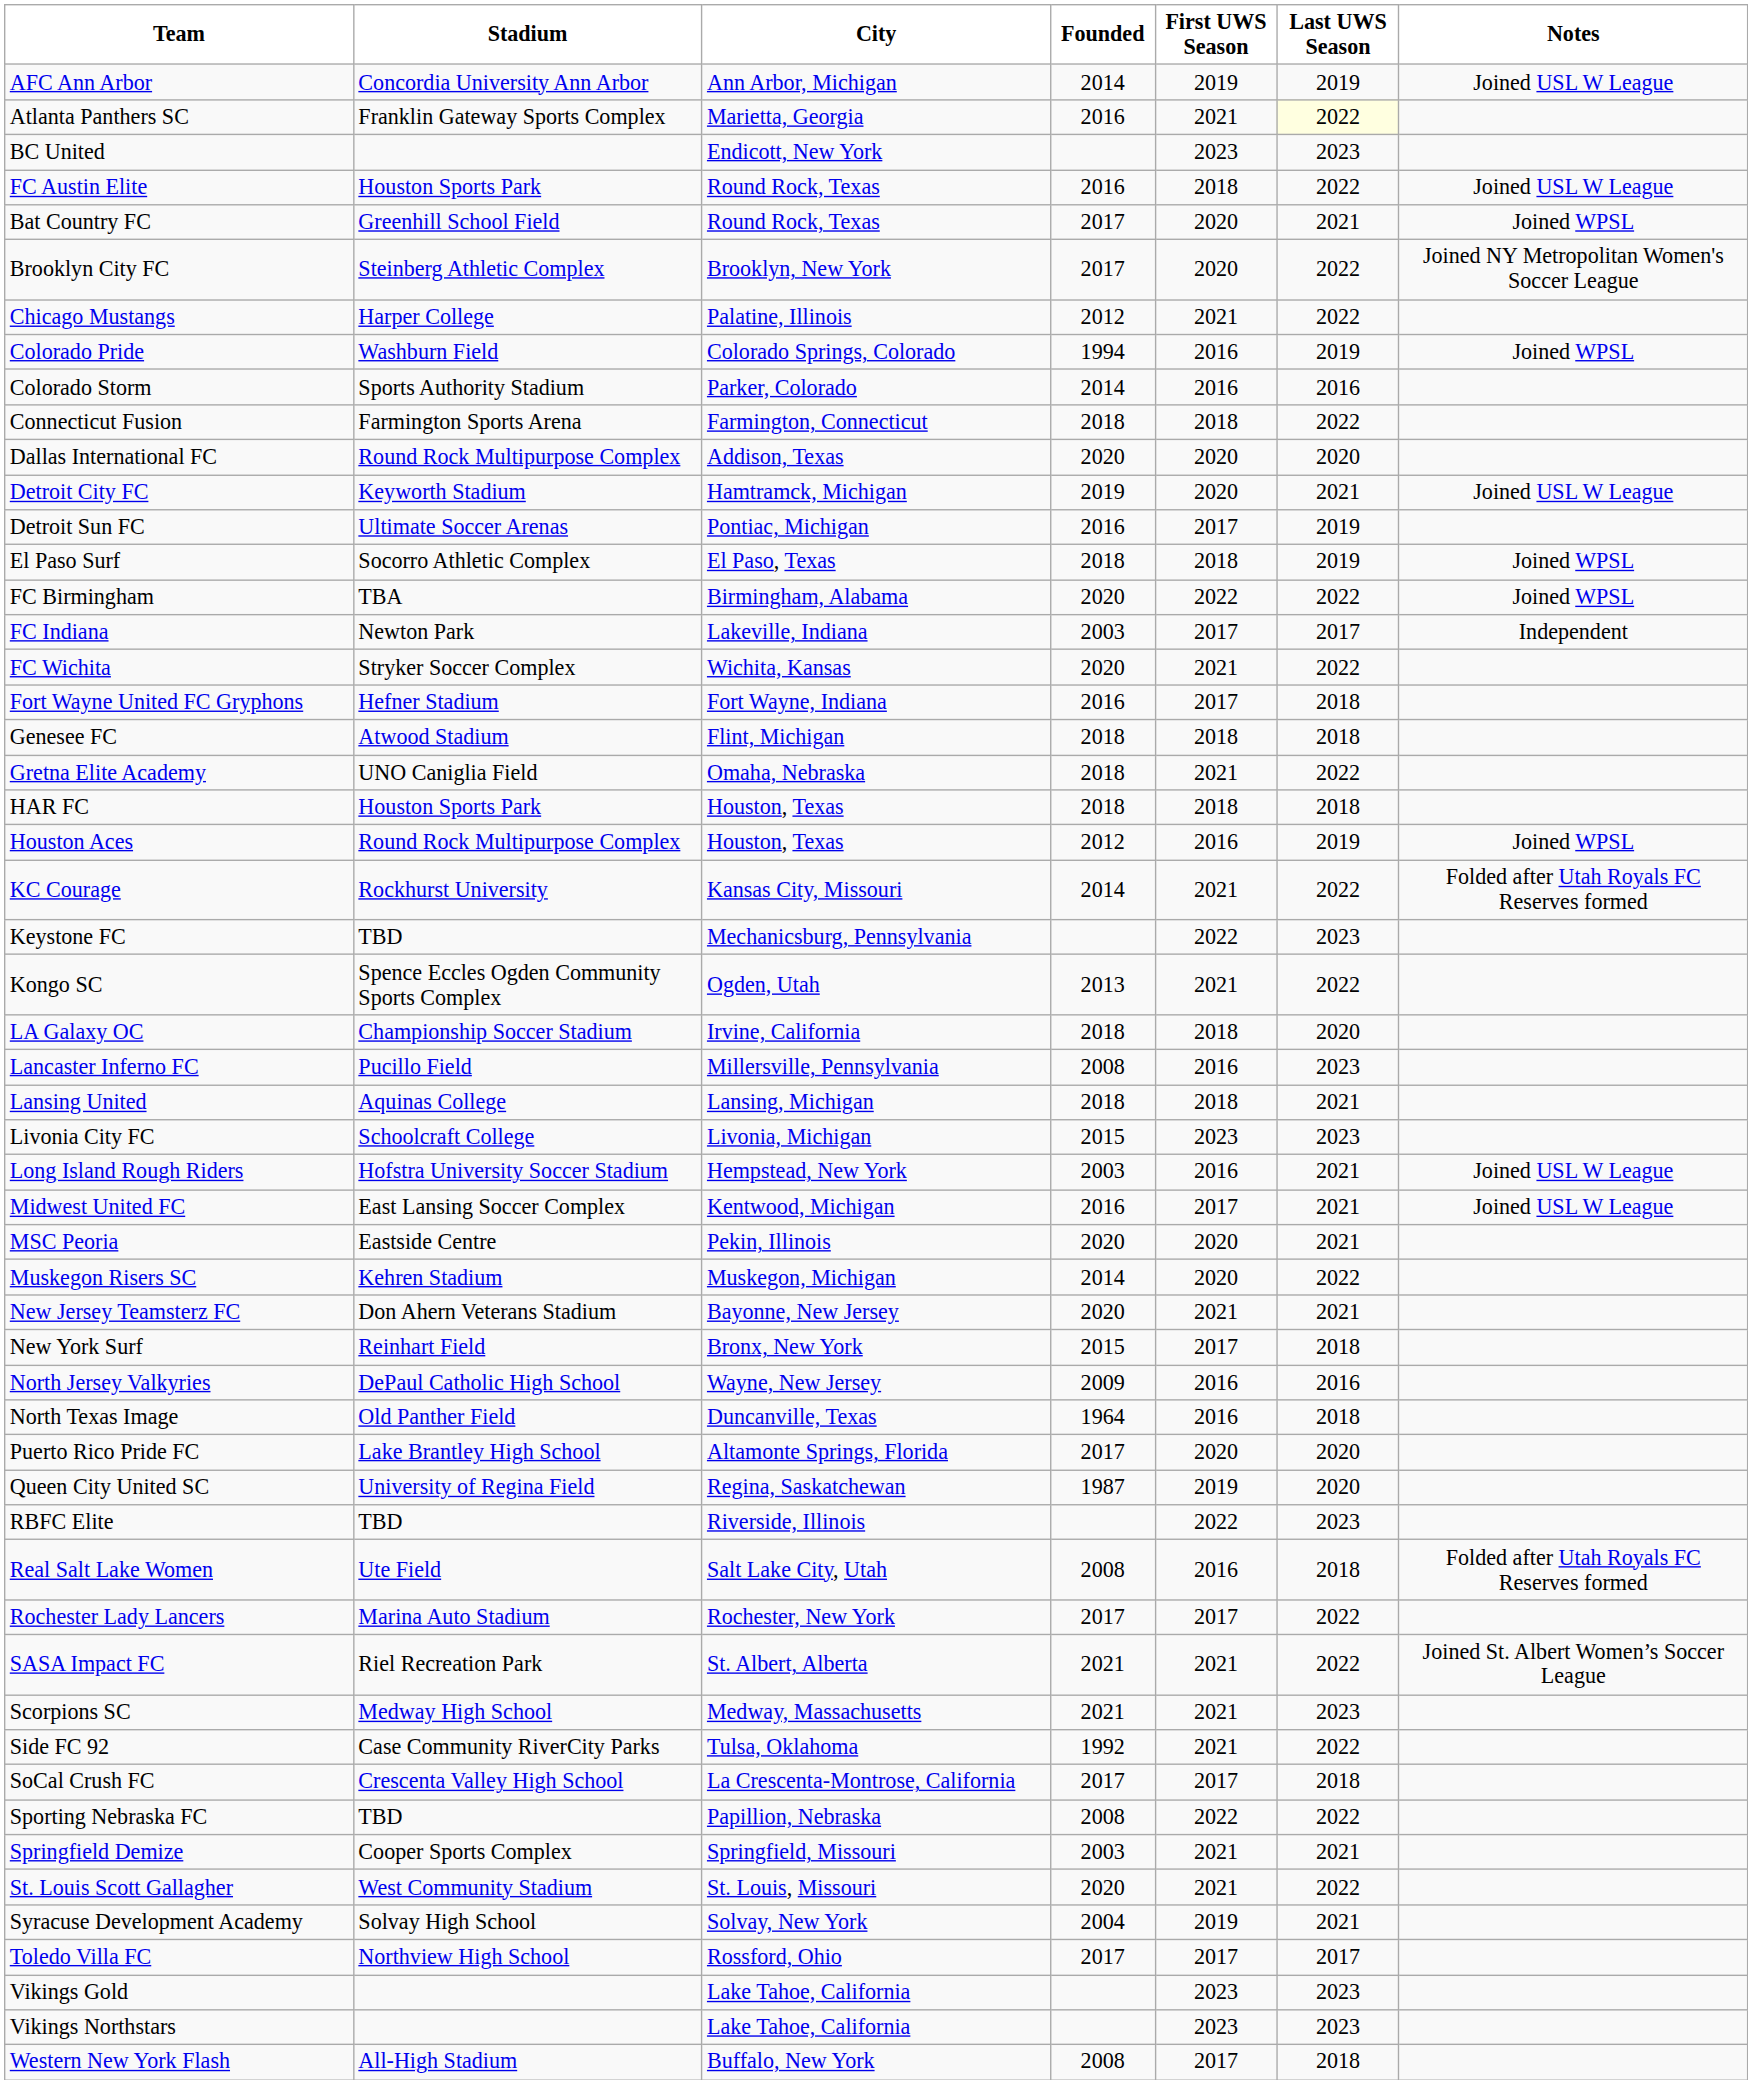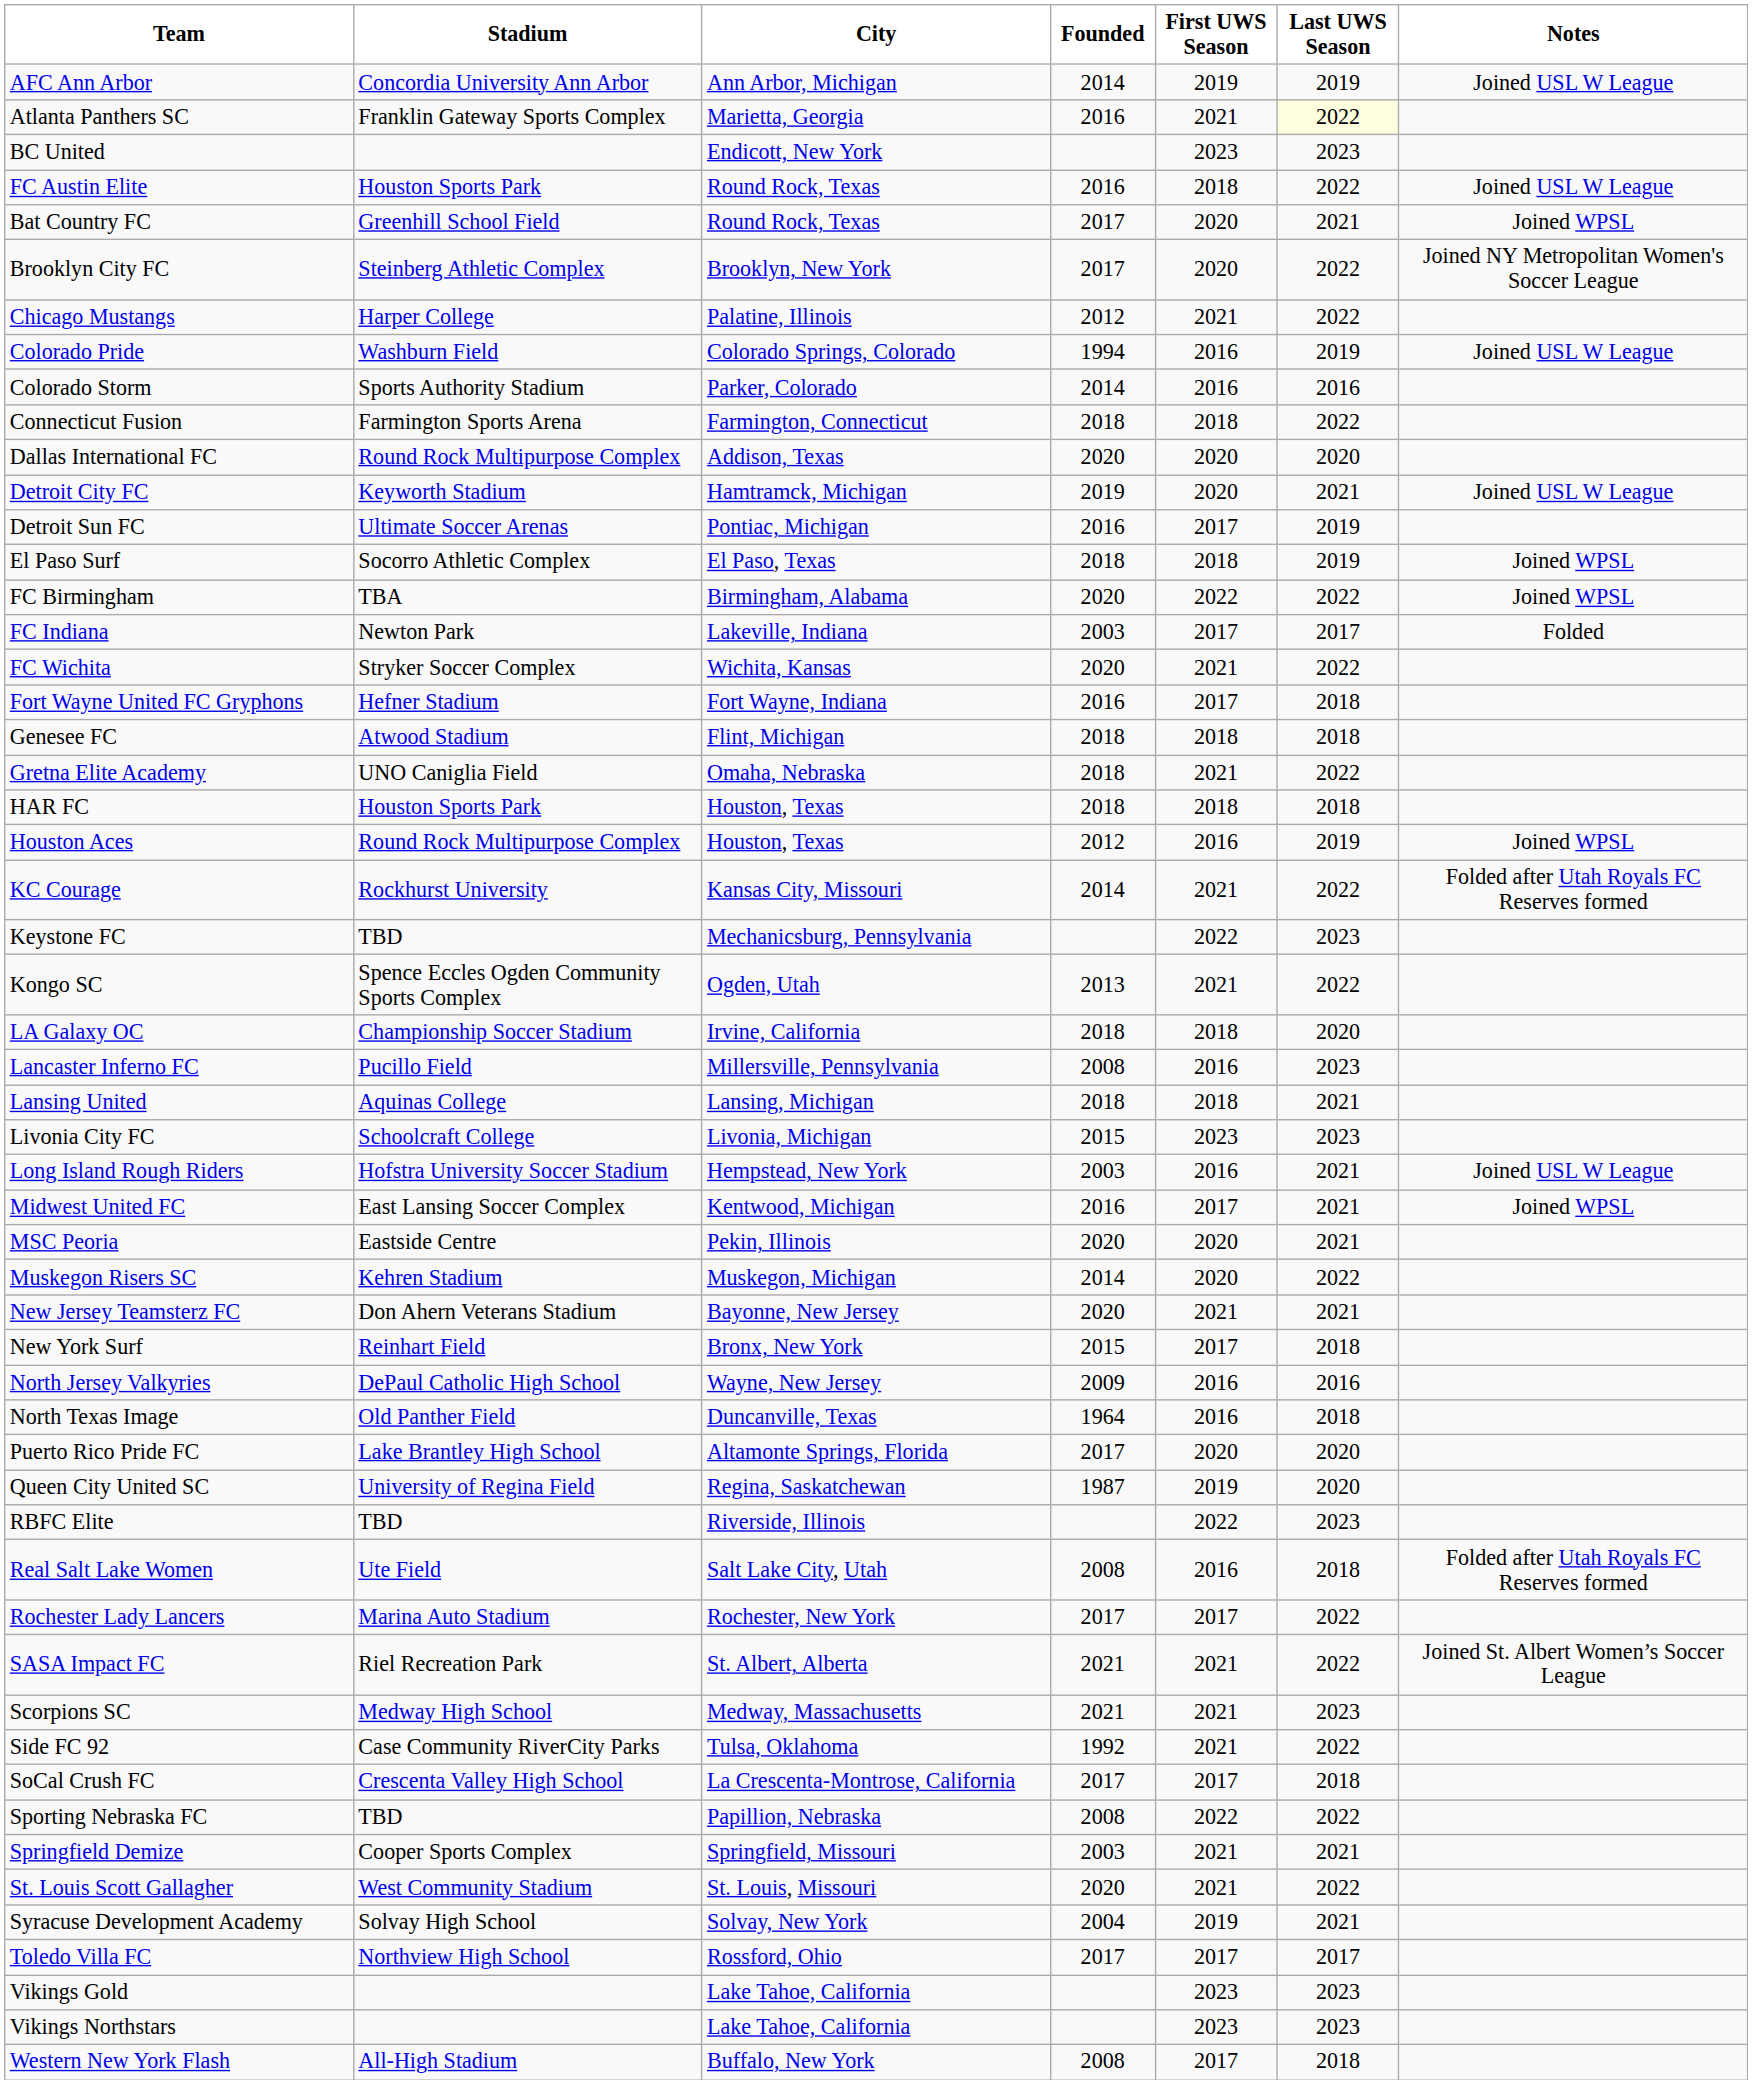(1573, 351) Joined WPSL -> (1573, 351) Joined USL W League
(1573, 631) Independent -> (1573, 631) Folded
(1573, 1206) Joined USL W League -> (1573, 1206) Joined WPSL
